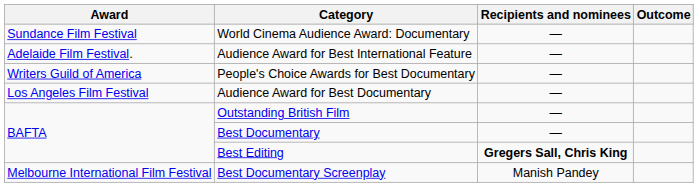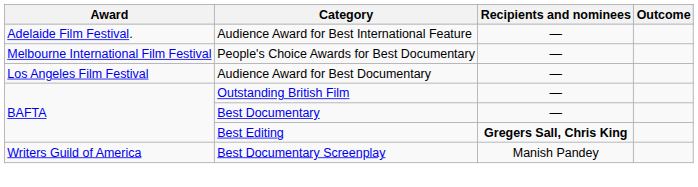- row: (343, 34)
(74, 74) Writers Guild of America -> (109, 54) Melbourne International Film Festival
(109, 172) Melbourne International Film Festival -> (74, 153) Writers Guild of America
